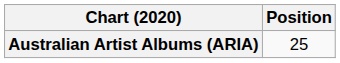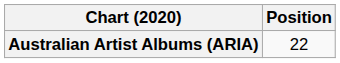(299, 44) 25 -> (299, 44) 22
